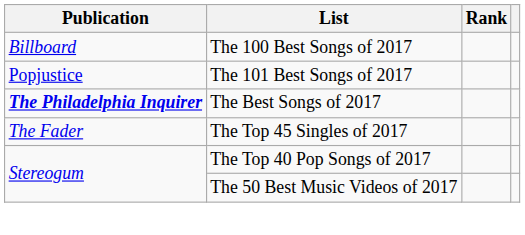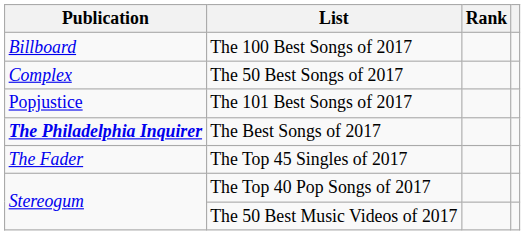+ row: (307, 74)
